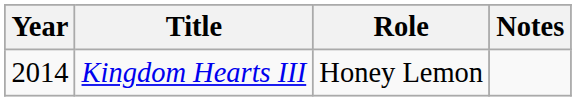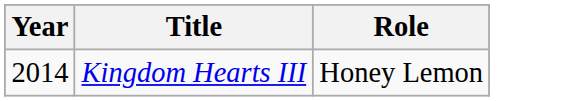- column: (530, 27)
